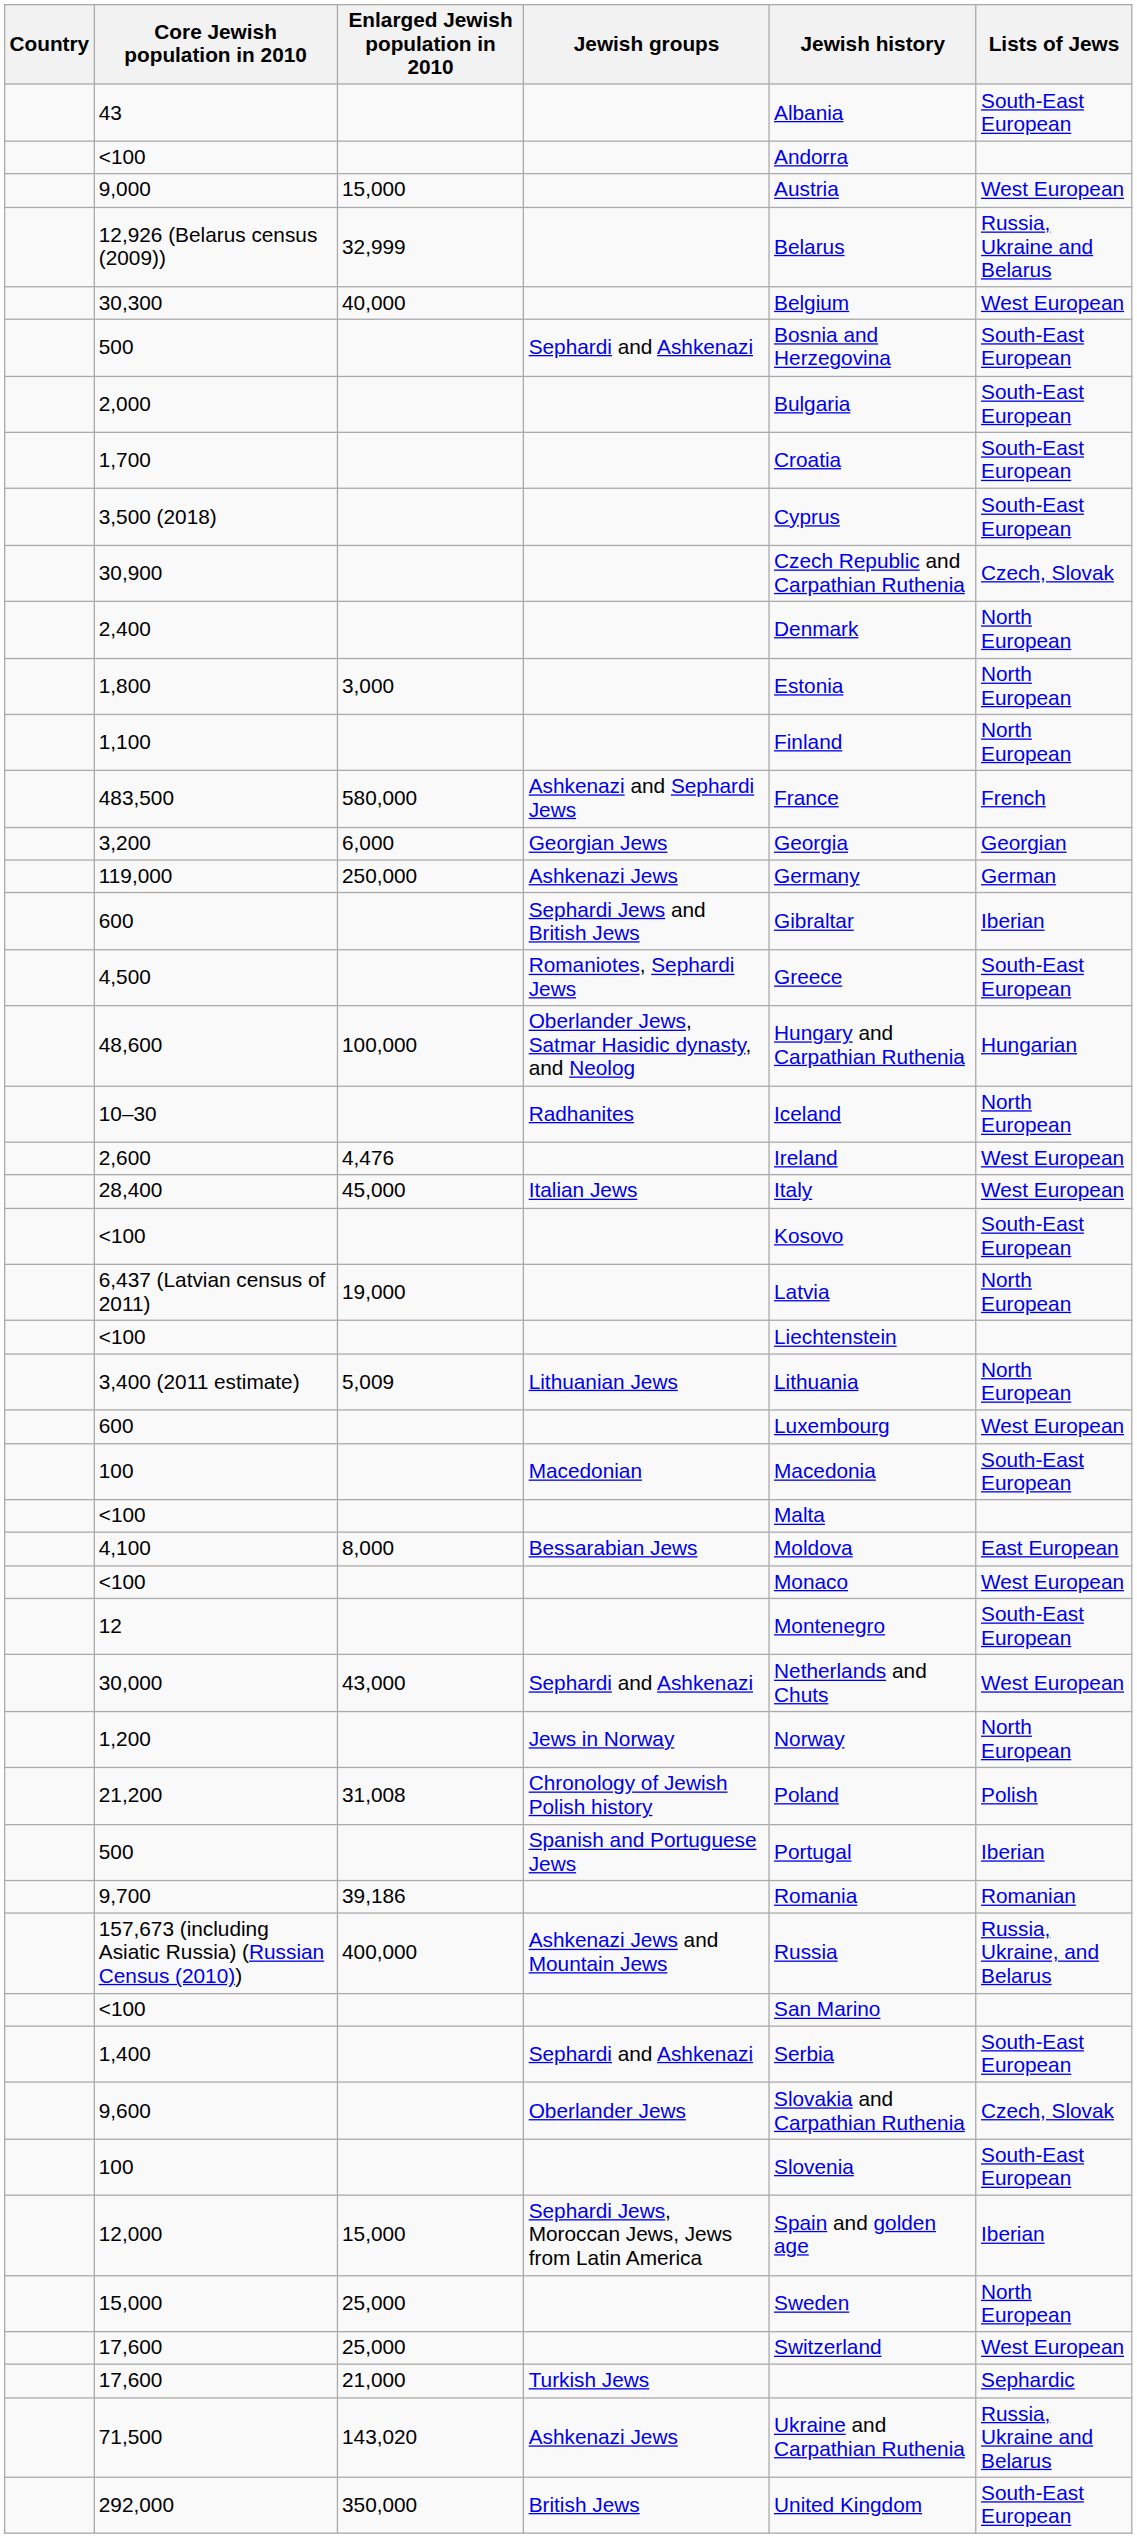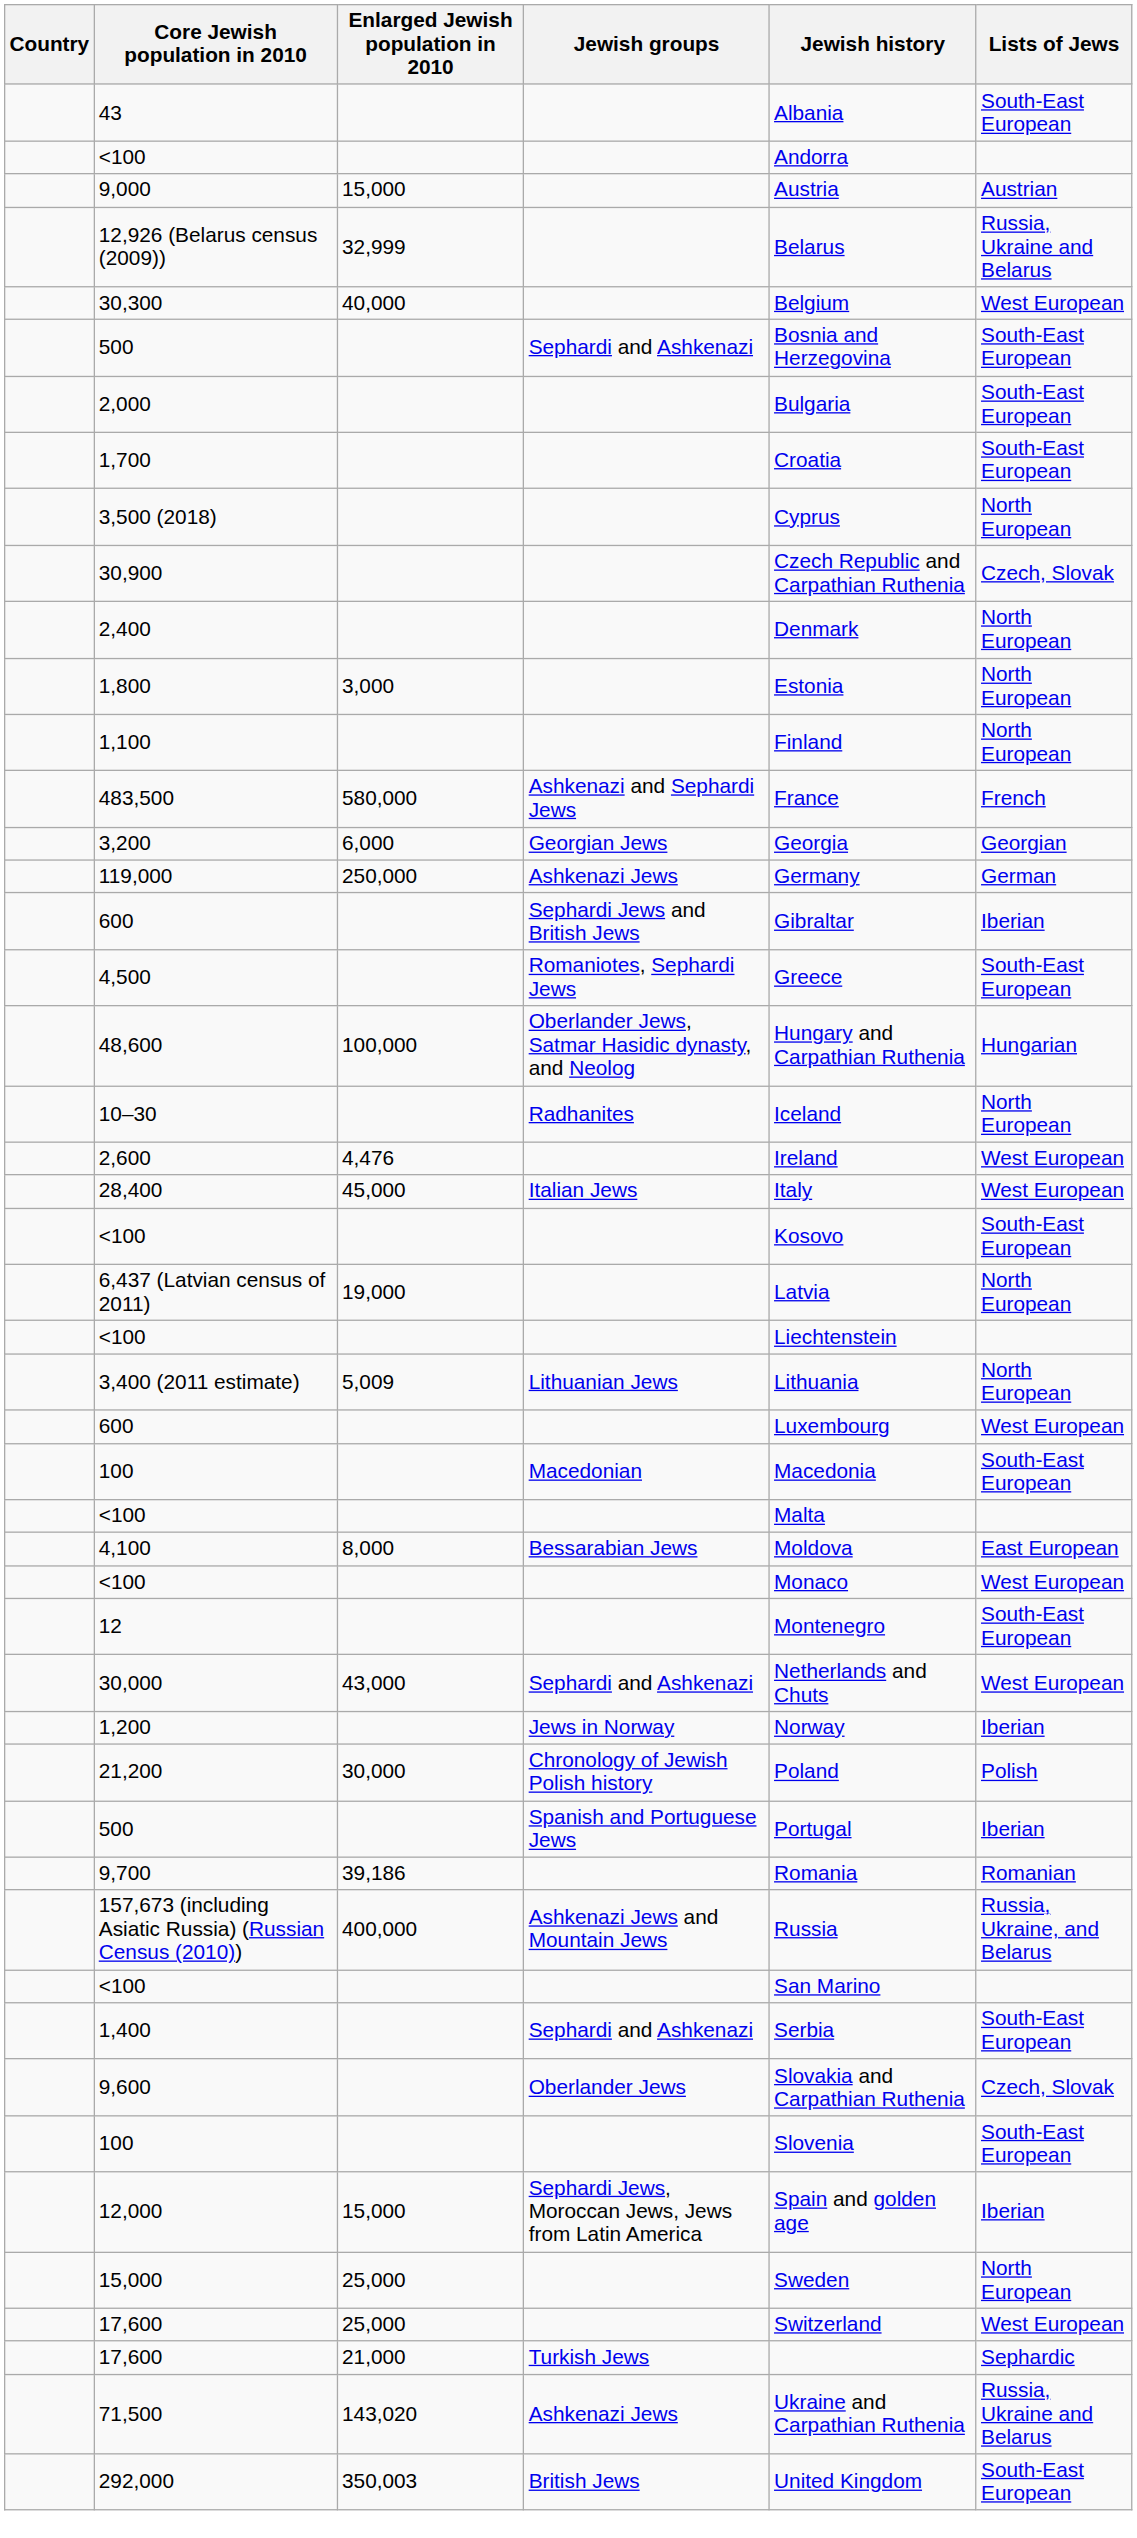(1053, 190) West European -> (1019, 190) Austrian
(1032, 516) South-East European -> (1026, 516) North European
(1026, 1739) North European -> (1013, 1727) Iberian
(374, 1795) 31,008 -> (374, 1772) 30,000
(380, 2505) 350,000 -> (380, 2481) 350,003
